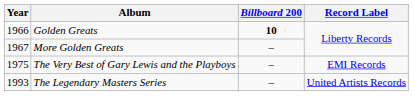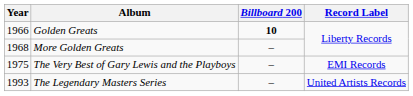(18, 47) 1967 -> (18, 47) 1968
